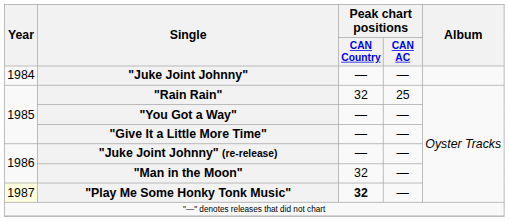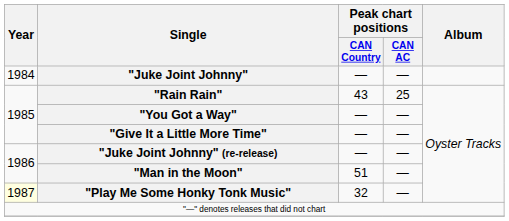(361, 95) 32 -> (361, 95) 43
(361, 173) 32 -> (361, 173) 51
(361, 192) bold -> (361, 192) normal
